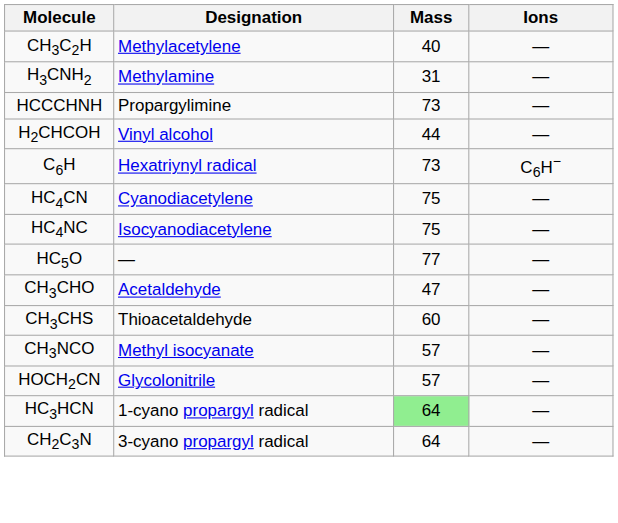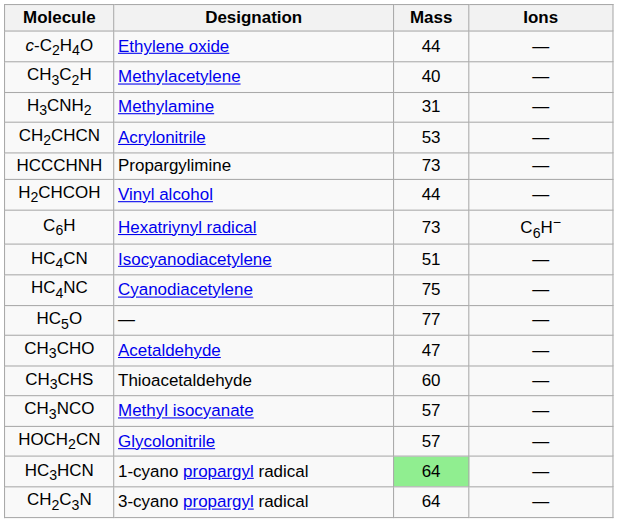+ row: (59, 47)
+ row: (59, 137)
(185, 199) Cyanodiacetylene -> (195, 259) Isocyanodiacetylene
(431, 199) 75 -> (431, 259) 51
(195, 229) Isocyanodiacetylene -> (185, 289) Cyanodiacetylene
